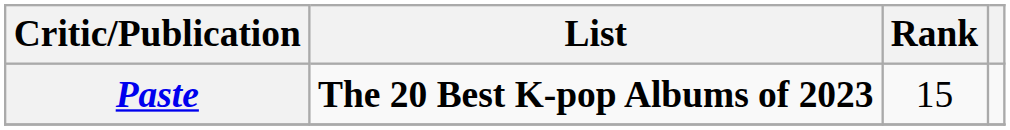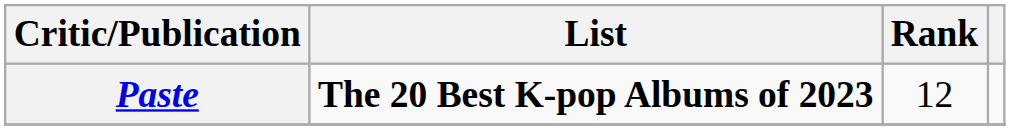(934, 93) 15 -> (934, 93) 12
